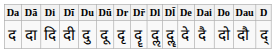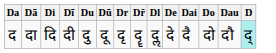- column: (170, 12)
(264, 35) no background -> (249, 35) paleturquoise background
